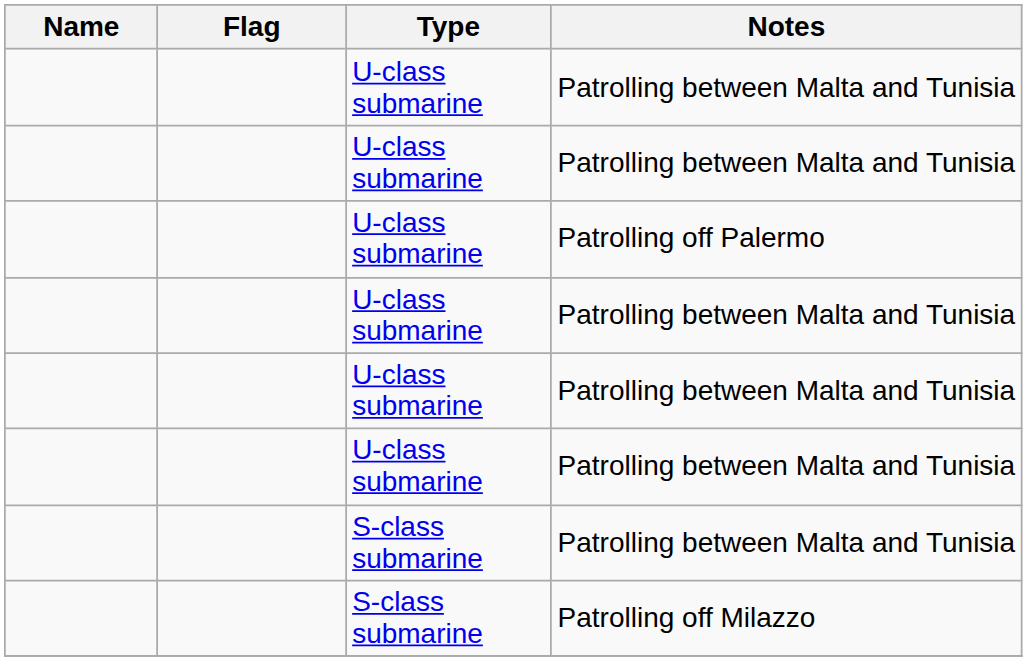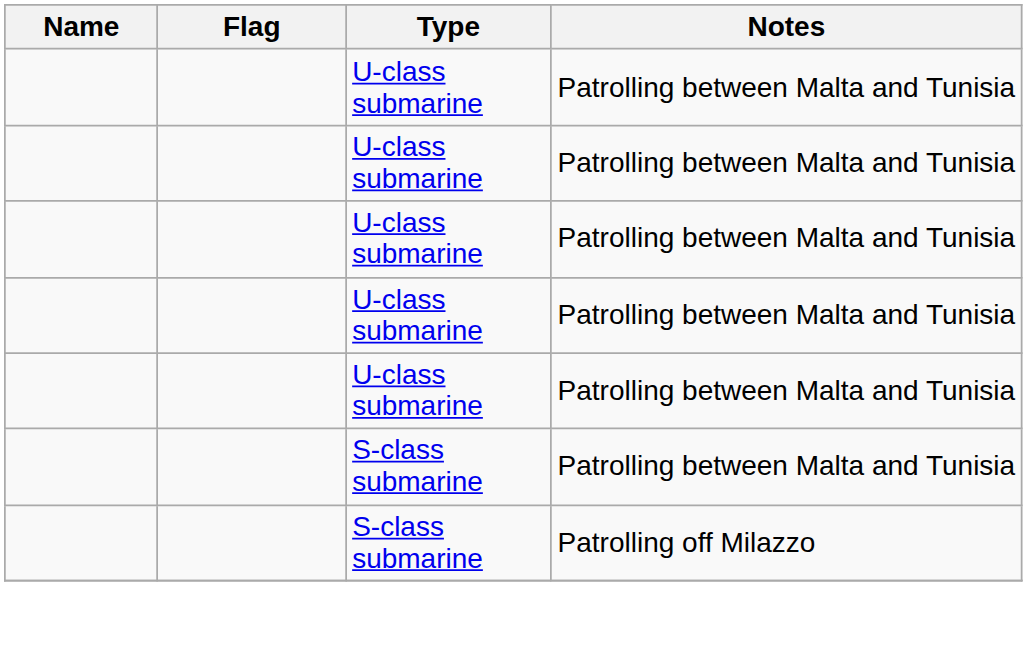- row: (418, 238)
